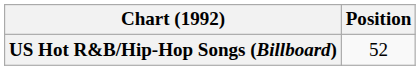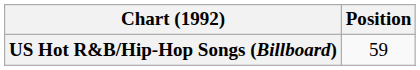(379, 49) 52 -> (379, 49) 59
